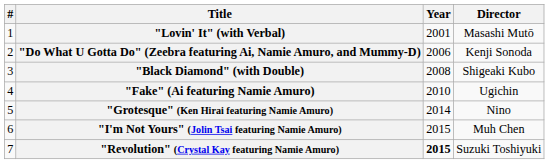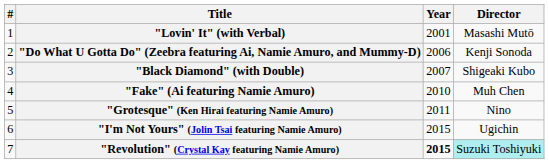(438, 71) 2008 -> (438, 71) 2007
(499, 91) Ugichin -> (499, 91) Muh Chen
(438, 110) 2014 -> (438, 110) 2011
(499, 129) Muh Chen -> (499, 129) Ugichin
(499, 149) no background -> (499, 149) paleturquoise background
